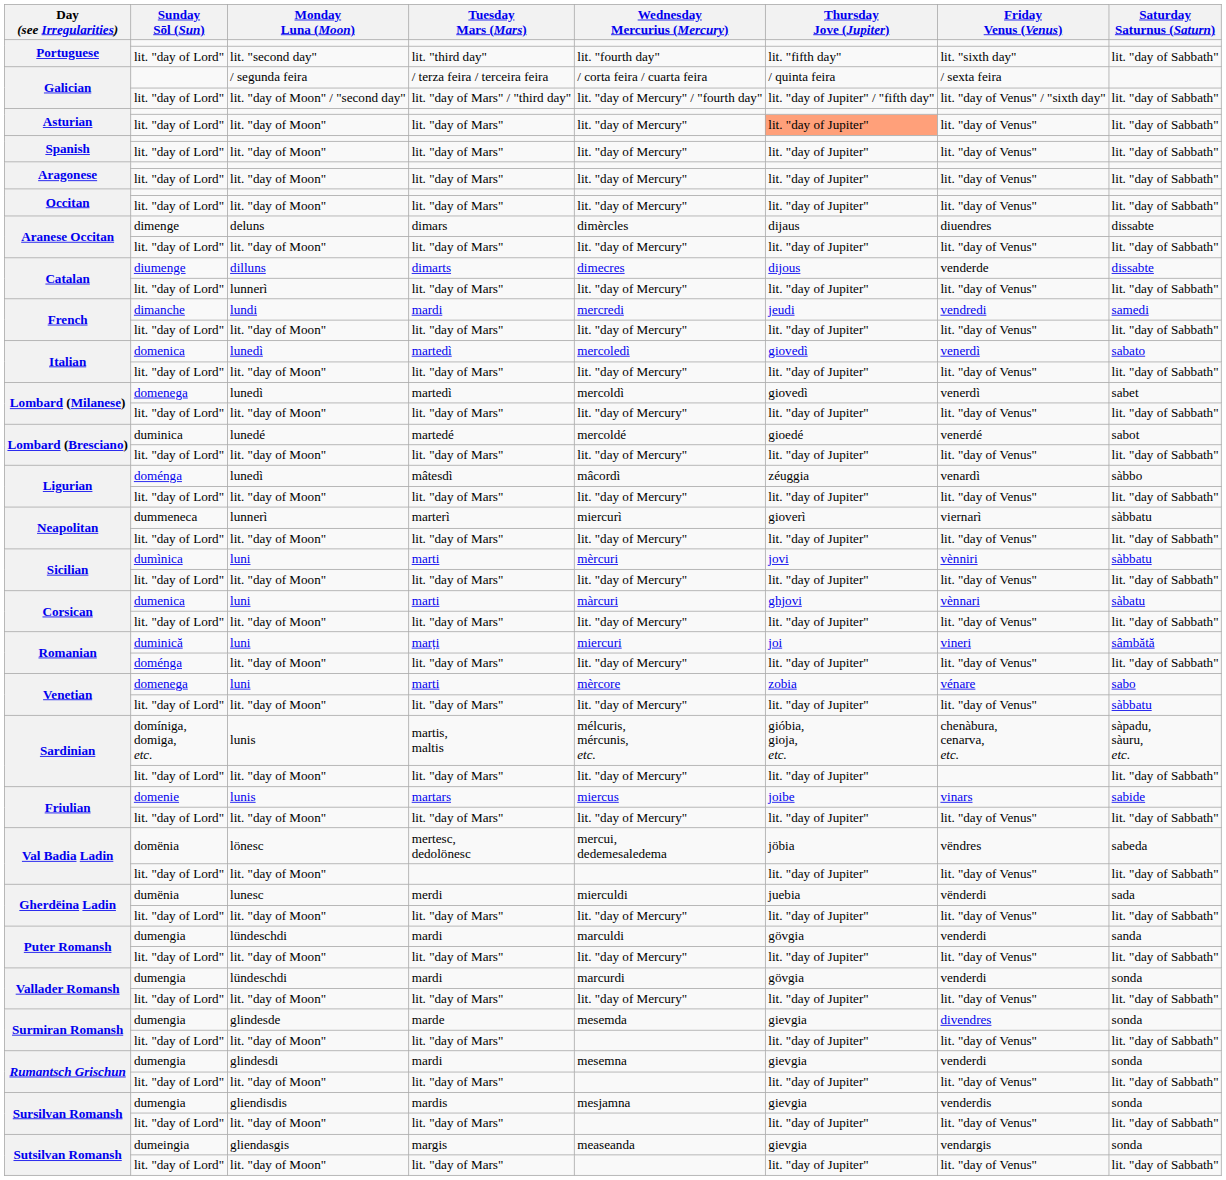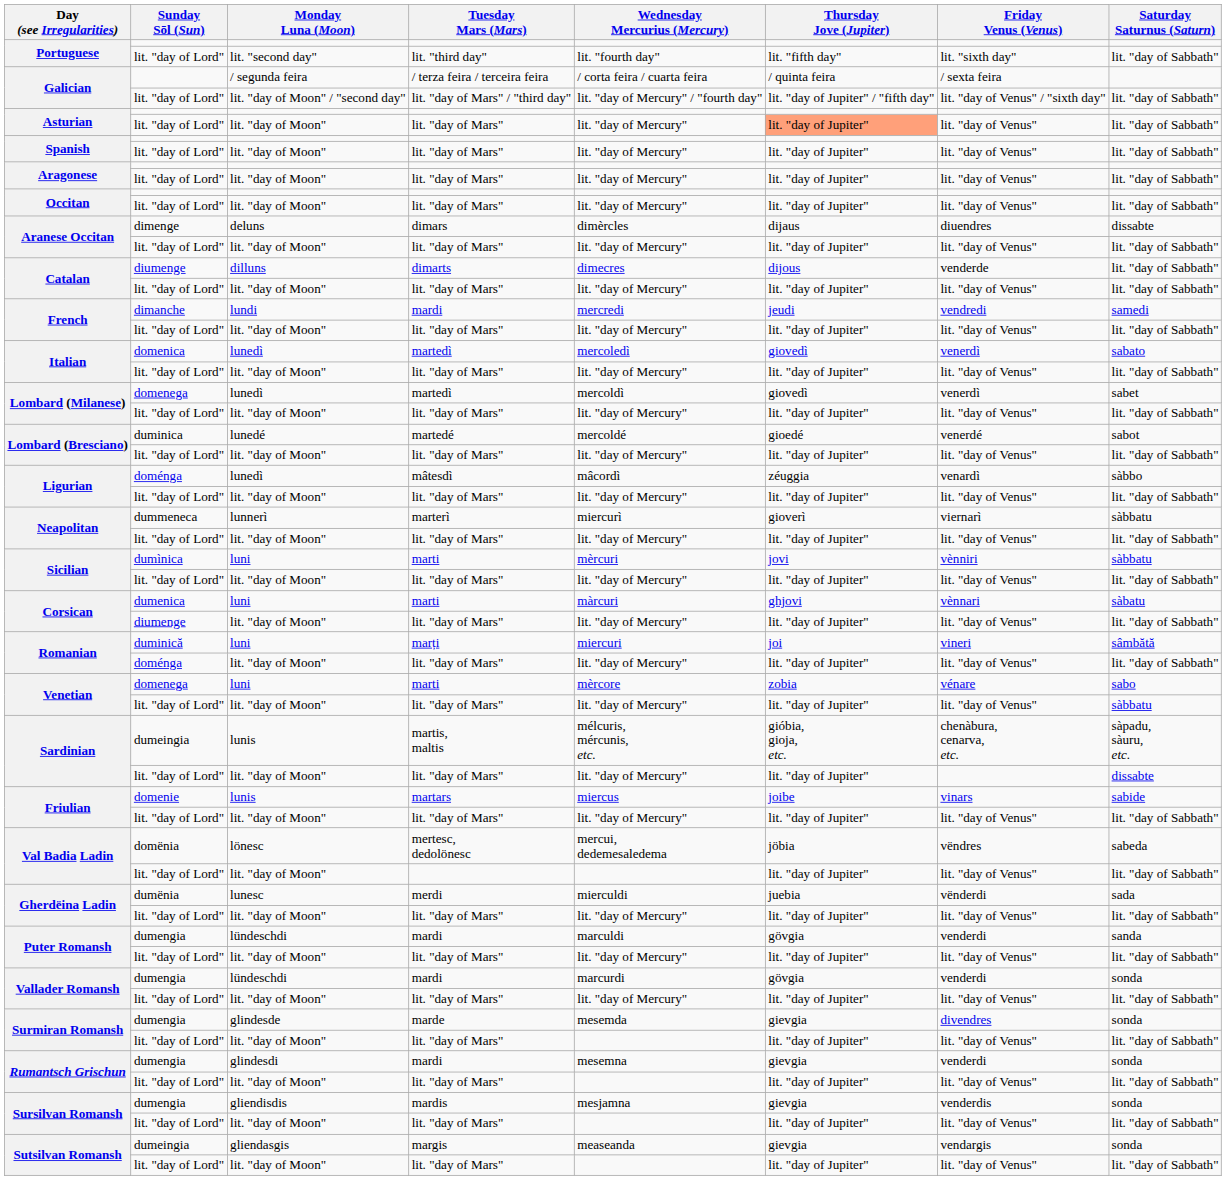(1133, 267) dissabte -> (1165, 267) lit. "day of Sabbath"
(249, 288) lunnerì -> (278, 288) lit. "day of Moon"
(179, 621) lit. "day of Lord" -> (160, 621) diumenge
(160, 740) domíniga, domiga, etc. -> (162, 740) dumeingia
(1165, 776) lit. "day of Sabbath" -> (1133, 776) dissabte
